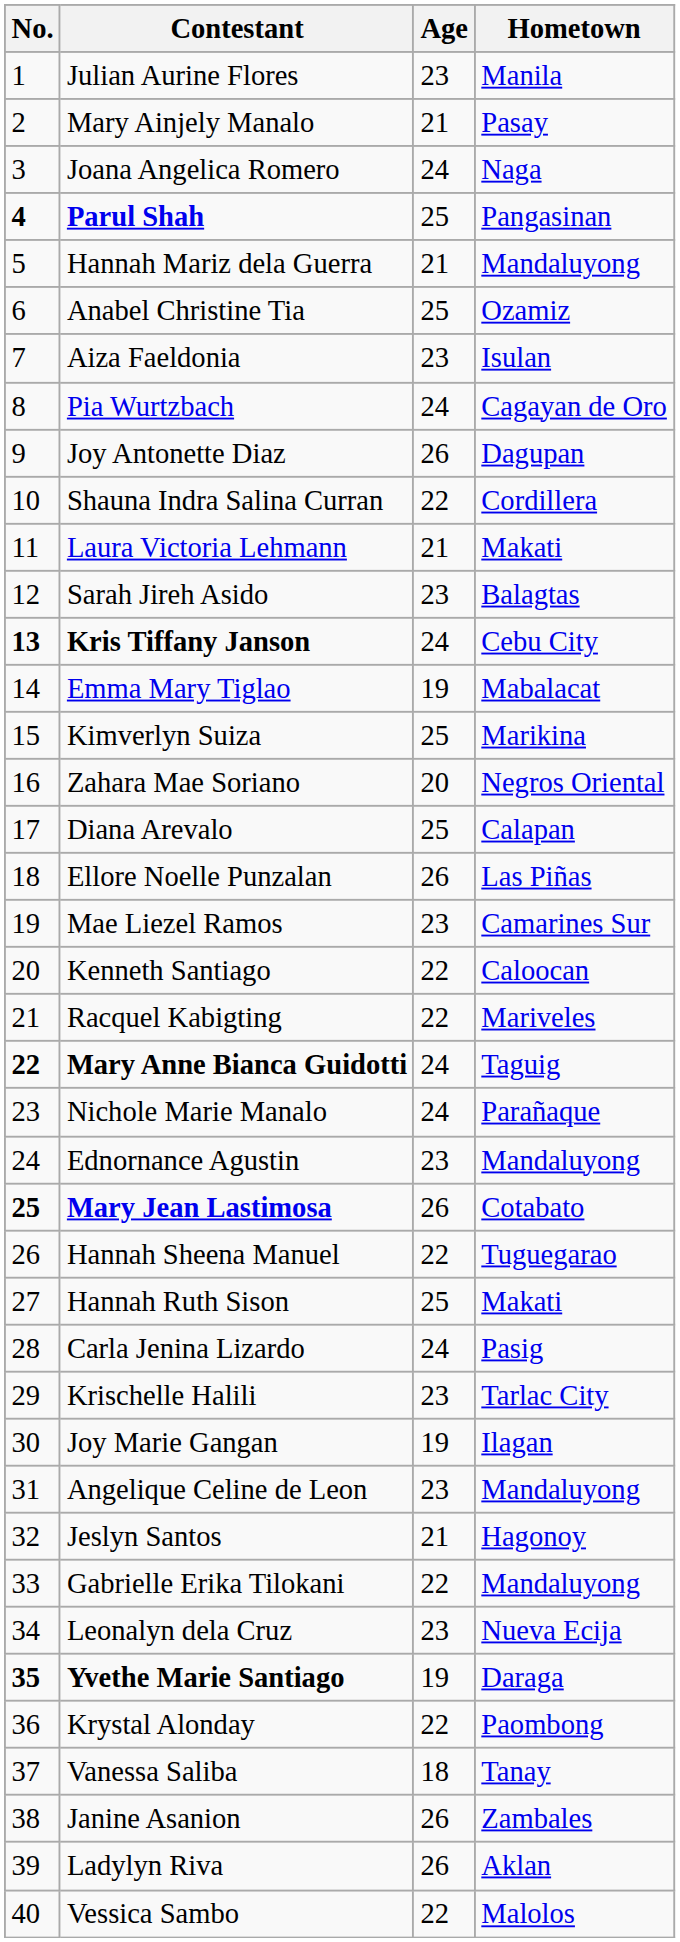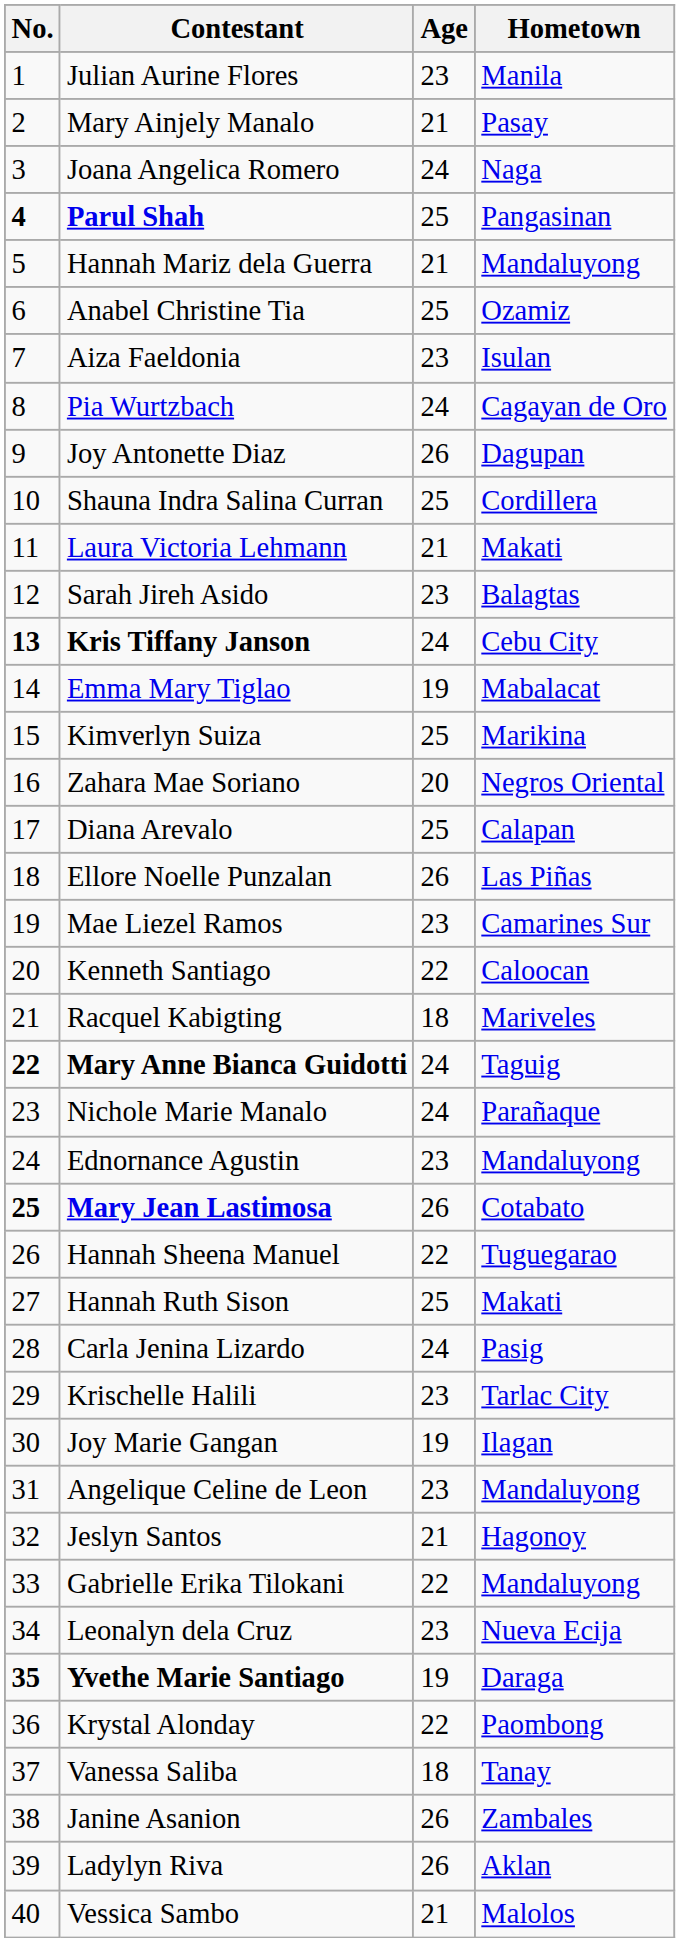(435, 499) 22 -> (435, 499) 25
(435, 1017) 22 -> (435, 1017) 18
(435, 1912) 22 -> (435, 1912) 21
